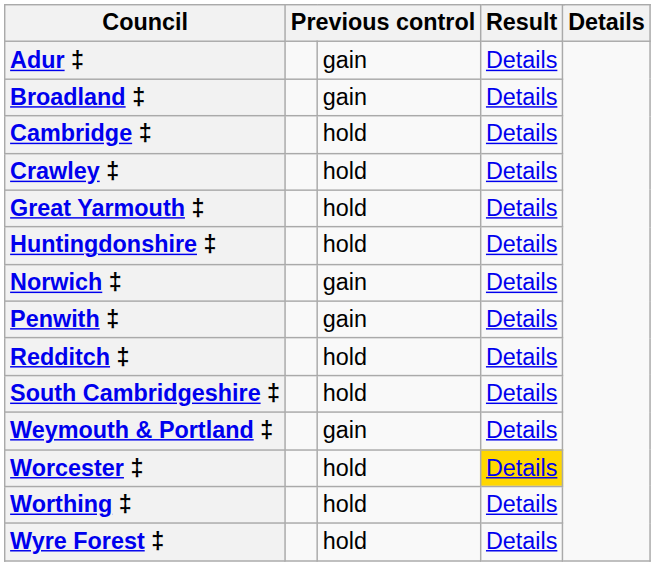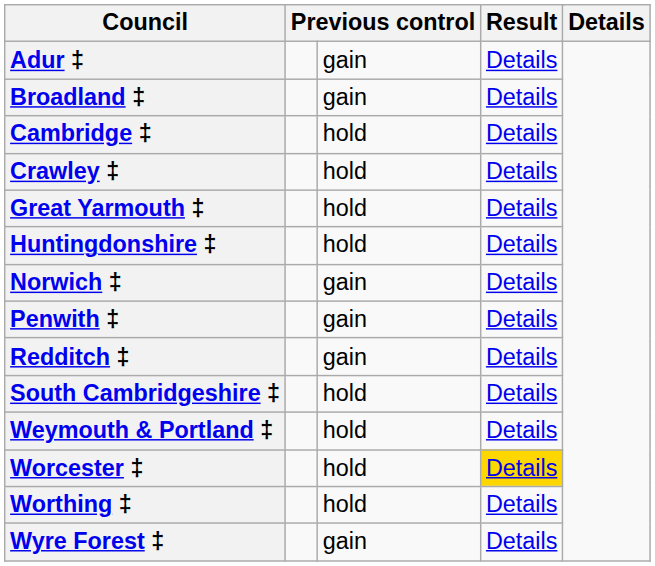(345, 356) hold -> (345, 356) gain
(345, 430) gain -> (345, 430) hold
(345, 541) hold -> (345, 541) gain
